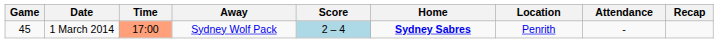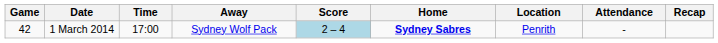(25, 29) 45 -> (25, 29) 42
(145, 29) lightsalmon background -> (145, 29) no background
